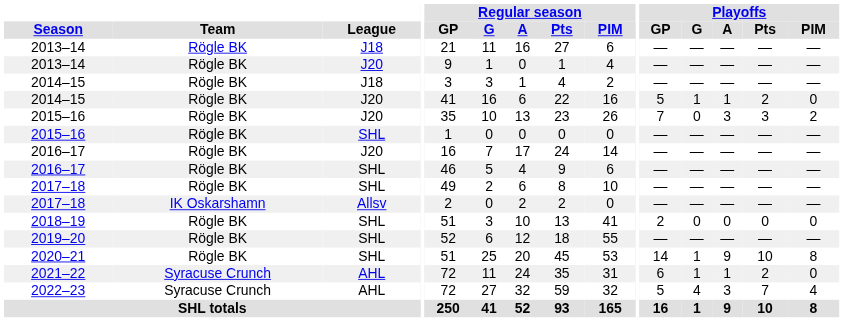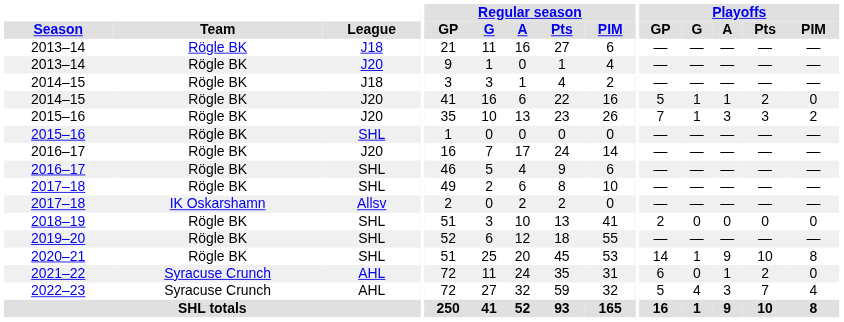(697, 117) 0 -> (697, 117) 1
(697, 273) 1 -> (697, 273) 0
